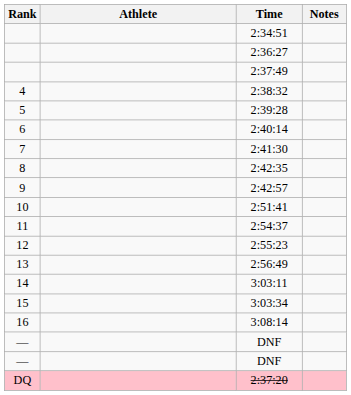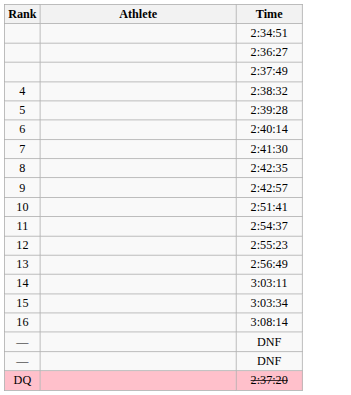- column: (324, 14)
